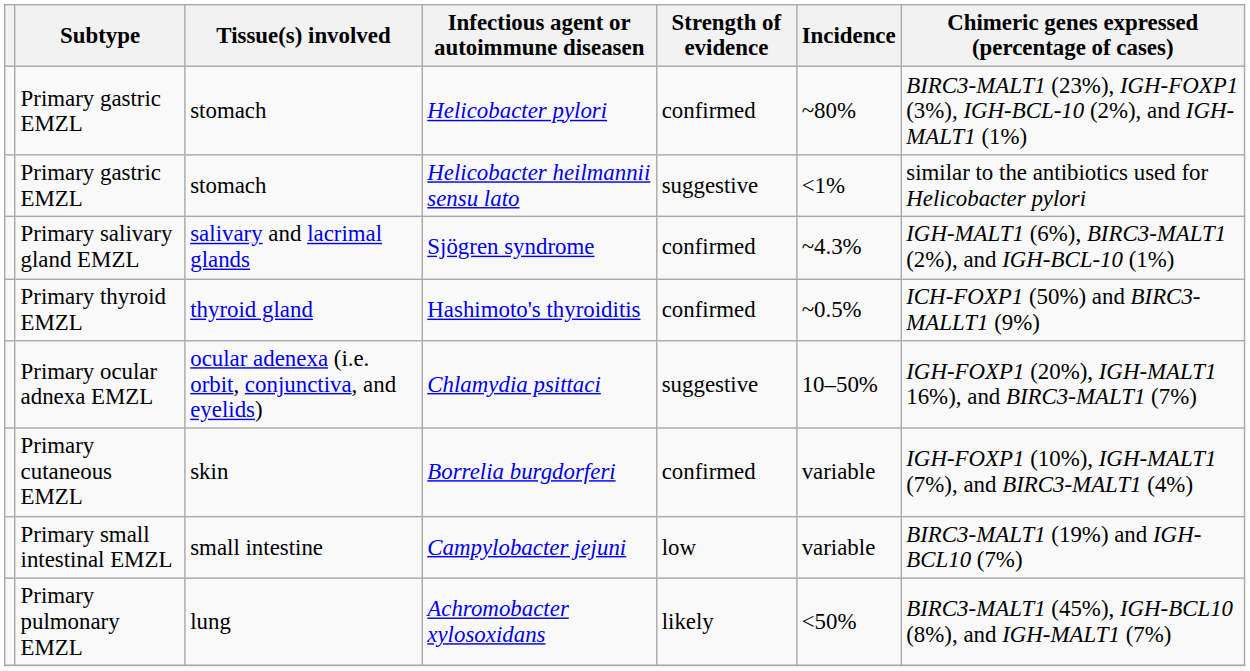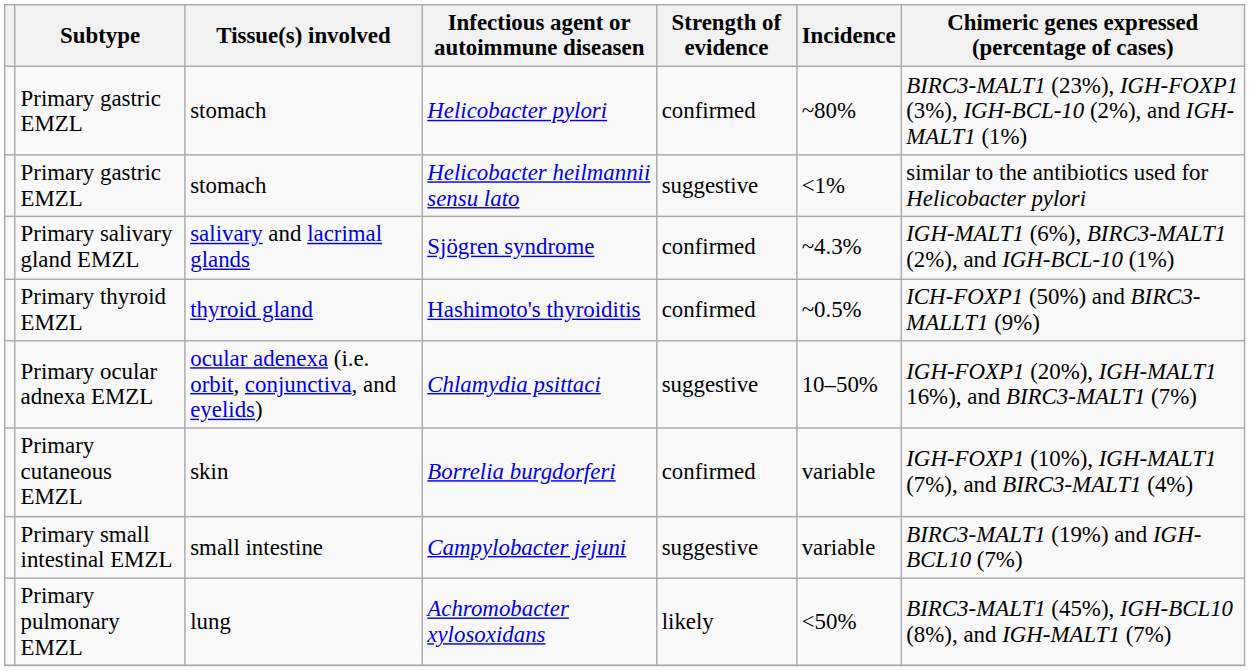(679, 546) low -> (710, 546) suggestive
